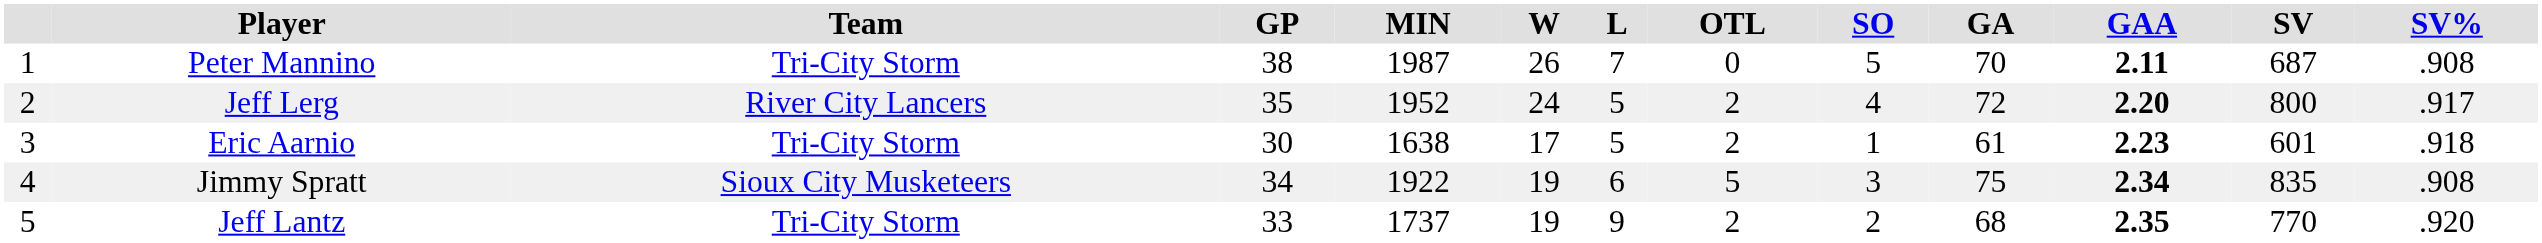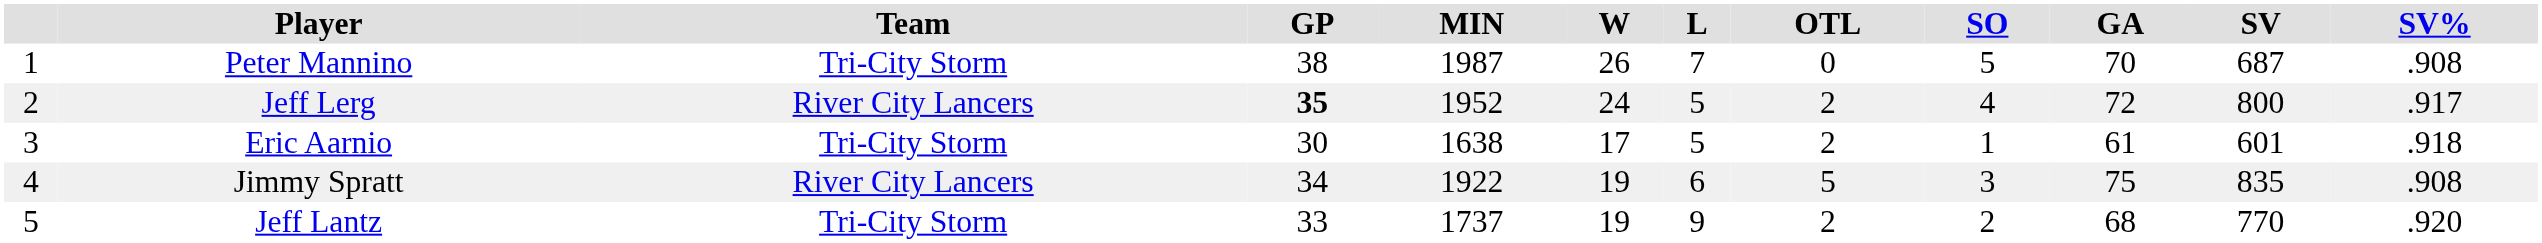- column: (2142, 23)
(1277, 102) normal -> (1312, 102) bold
(866, 181) Sioux City Musketeers -> (913, 181) River City Lancers
